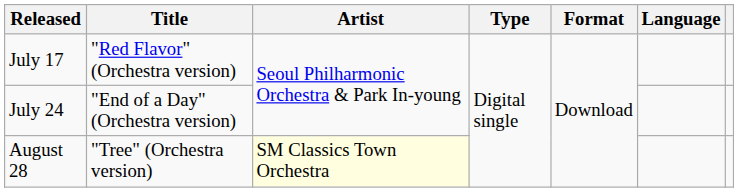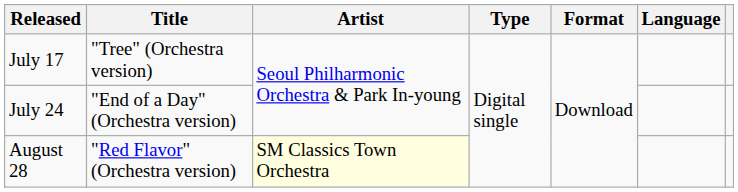(164, 59) "Red Flavor" (Orchestra version) -> (157, 59) "Tree" (Orchestra version)
(157, 161) "Tree" (Orchestra version) -> (164, 161) "Red Flavor" (Orchestra version)
